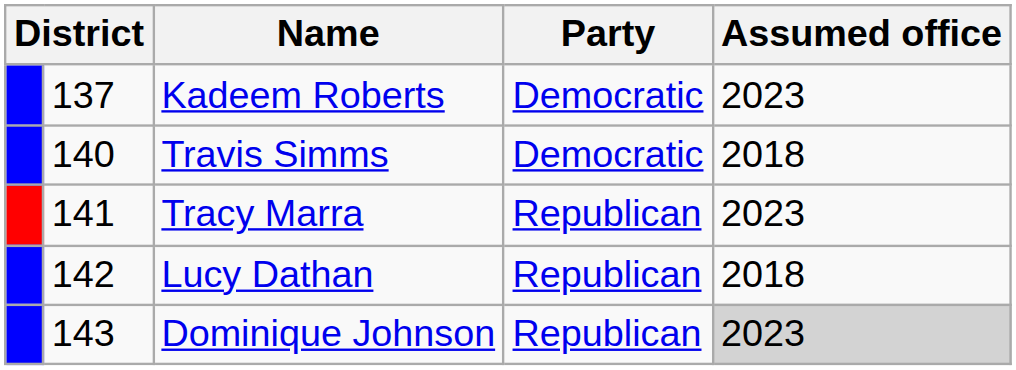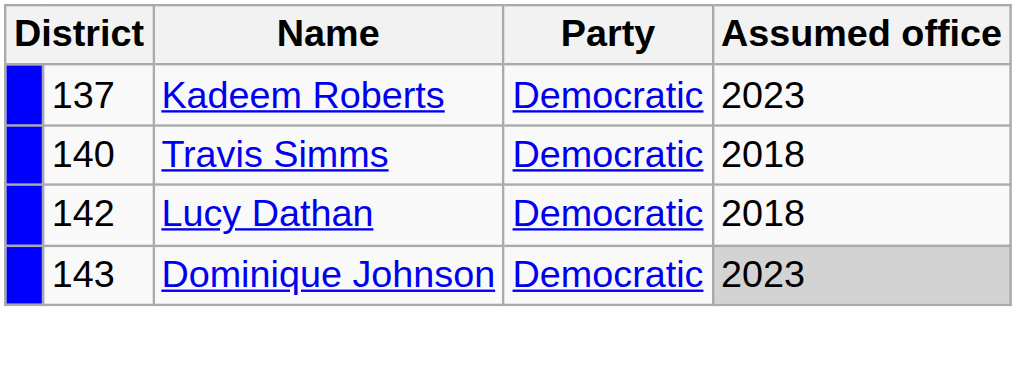- row: (262, 214)
(607, 273) Republican -> (608, 214) Democratic
(607, 333) Republican -> (608, 273) Democratic
